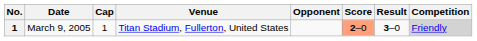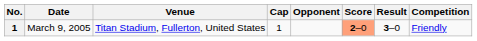columns swapped: (203, 12) <-> (105, 12)
(429, 28) lightgrey background -> (429, 28) no background
